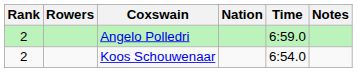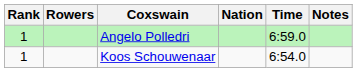(24, 36) 2 -> (24, 36) 1
(24, 57) 2 -> (24, 57) 1
